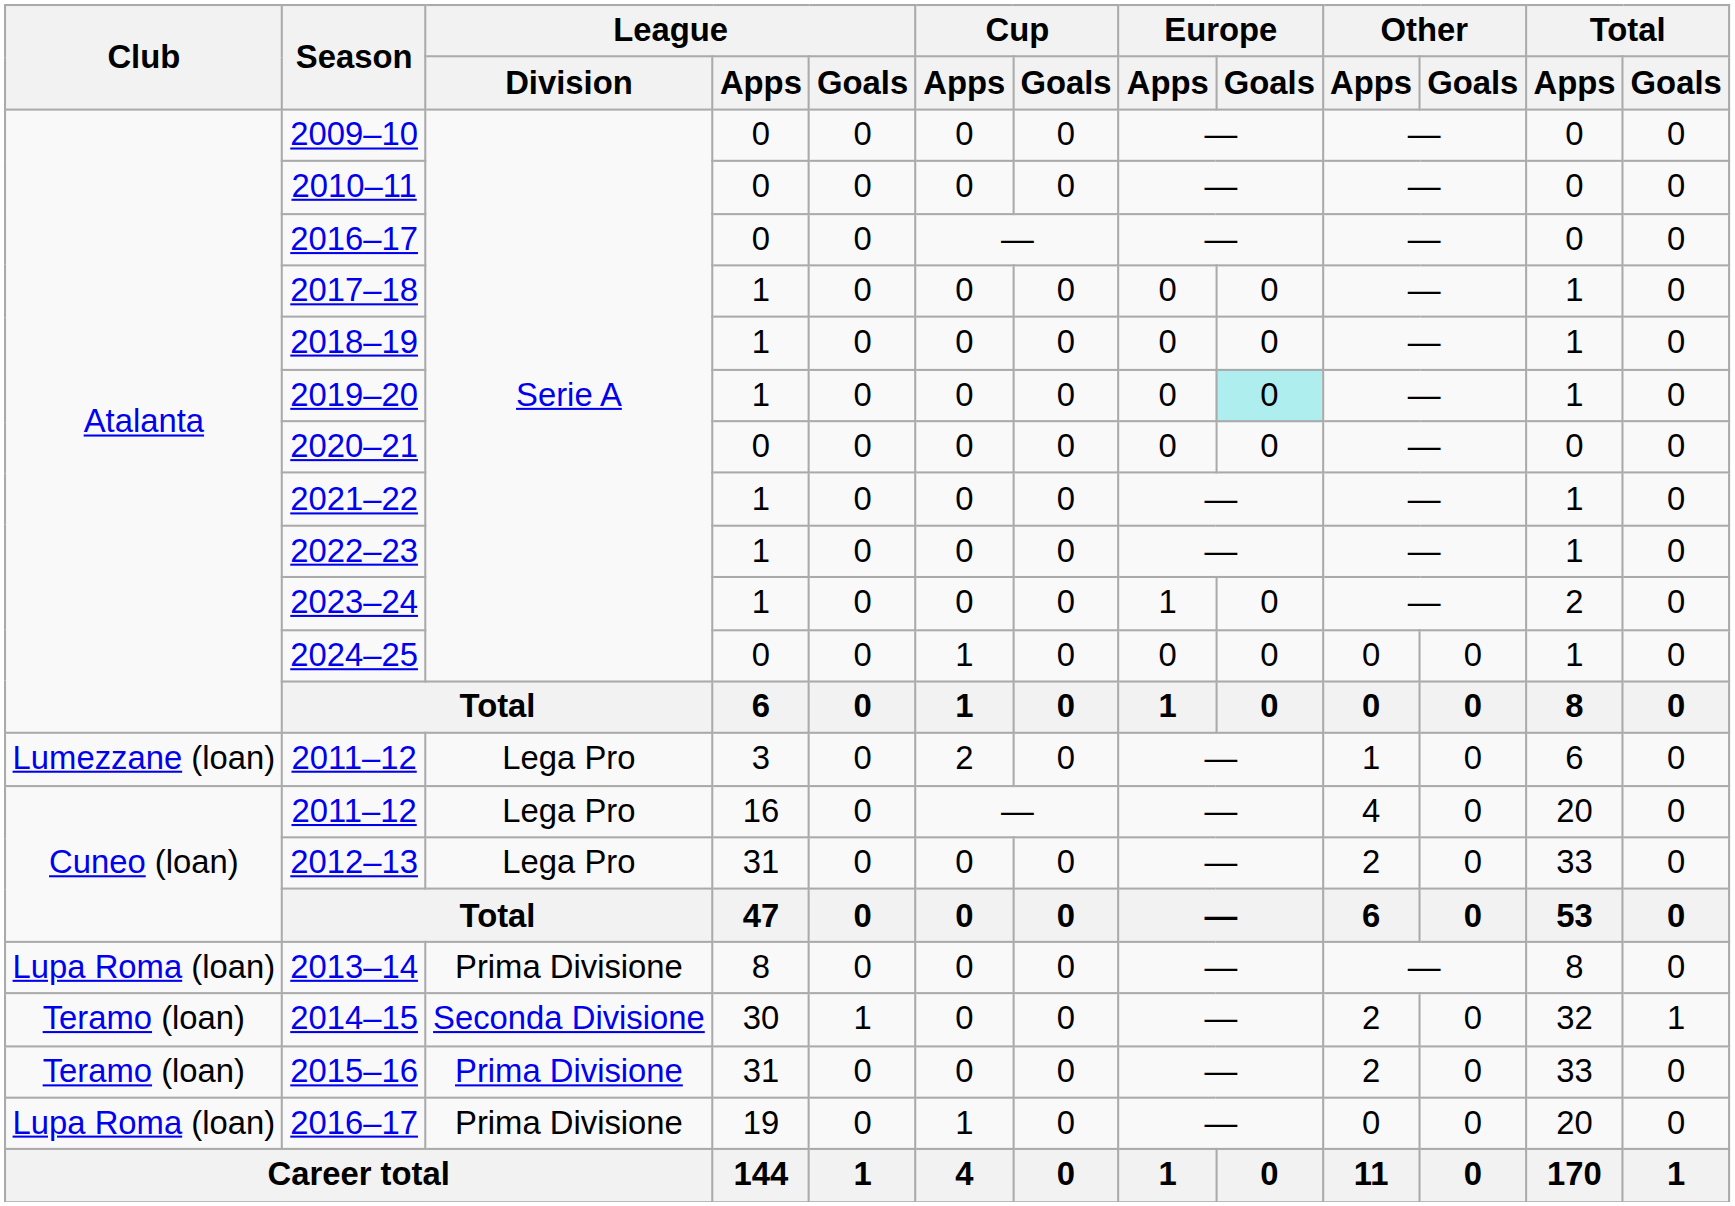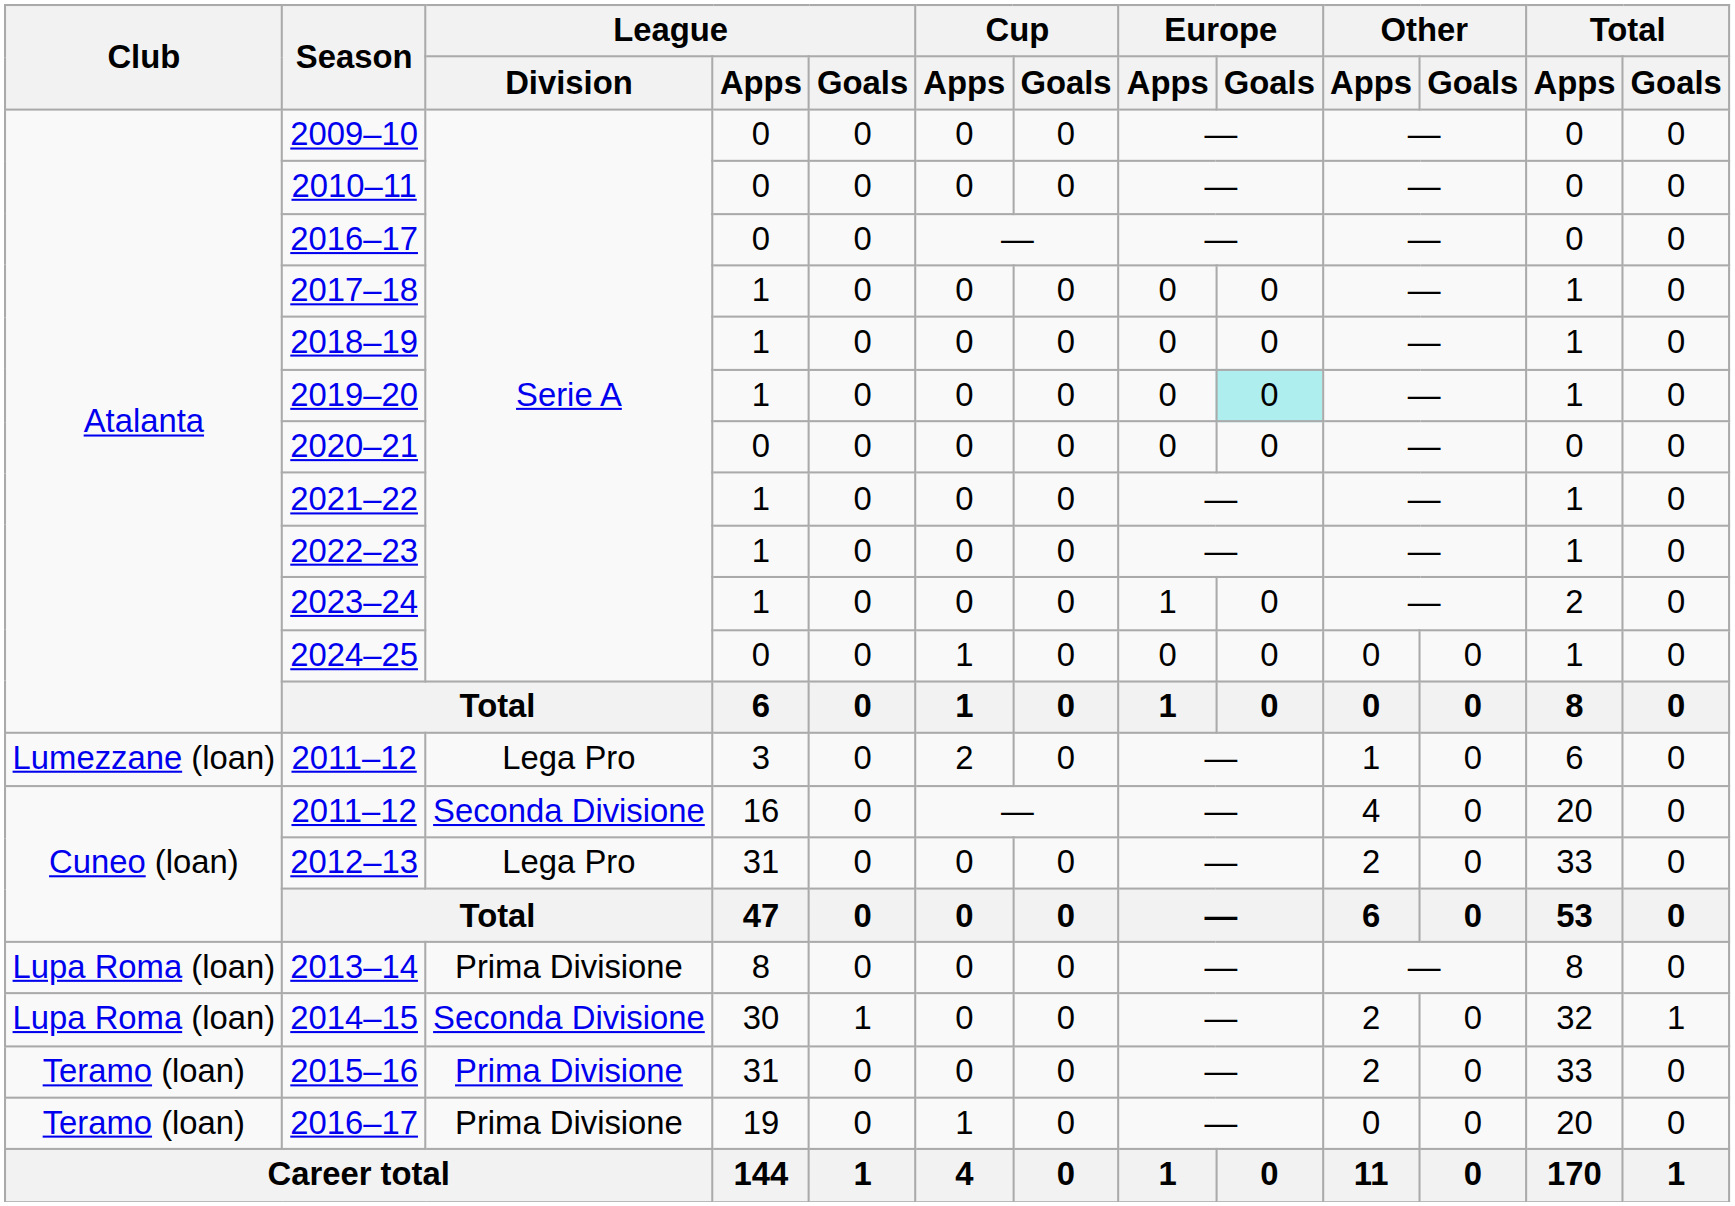(569, 810) Lega Pro -> (569, 810) Seconda Divisione
(144, 1018) Teramo (loan) -> (144, 1018) Lupa Roma (loan)
(144, 1122) Lupa Roma (loan) -> (144, 1122) Teramo (loan)
